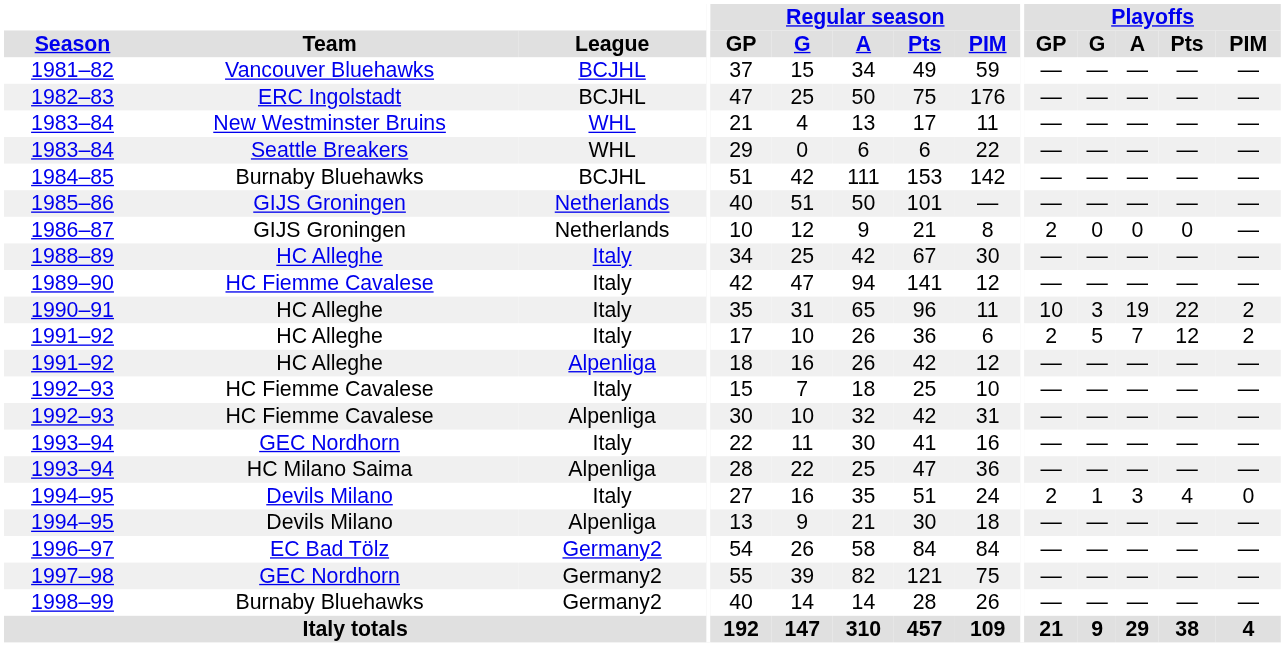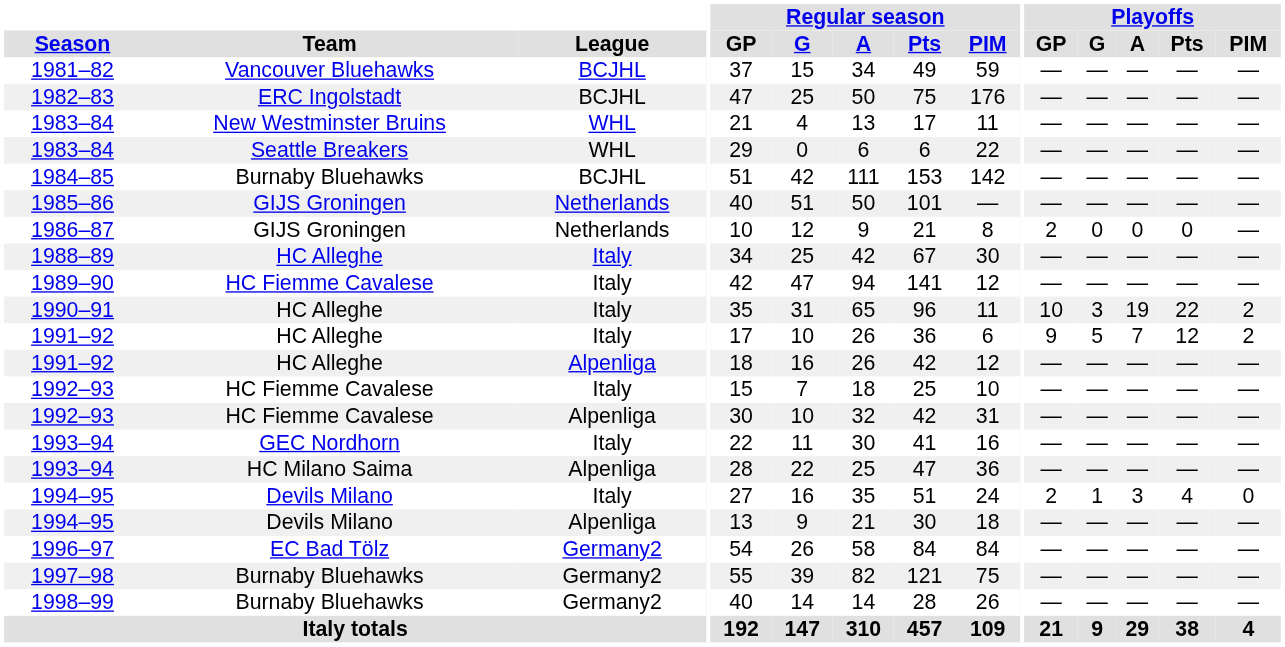(1051, 336) 2 -> (1051, 336) 9
(330, 575) GEC Nordhorn -> (330, 575) Burnaby Bluehawks
